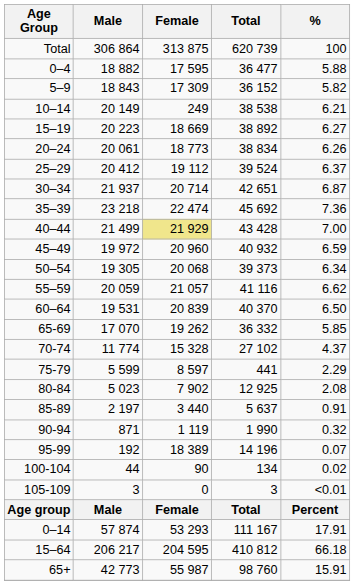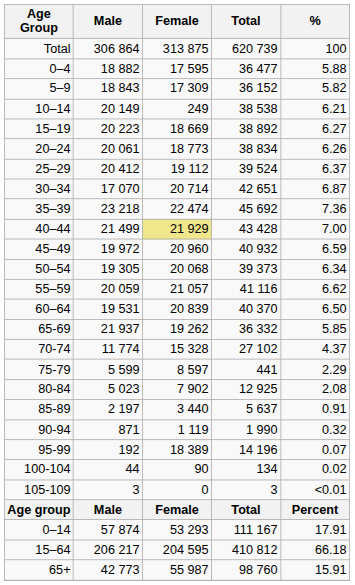(120, 189) 21 937 -> (120, 189) 17 070
(120, 329) 17 070 -> (120, 329) 21 937
